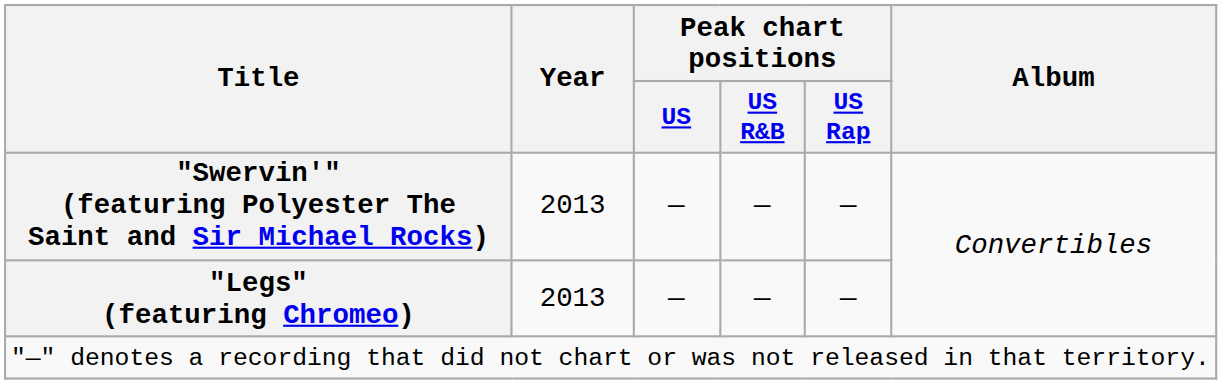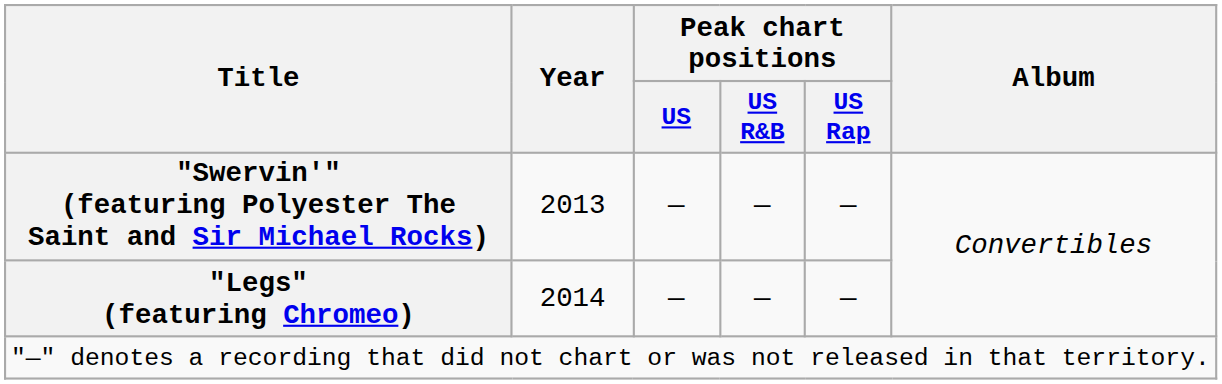(573, 299) 2013 -> (573, 299) 2014
